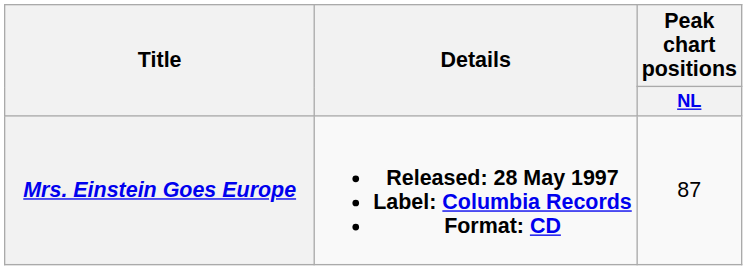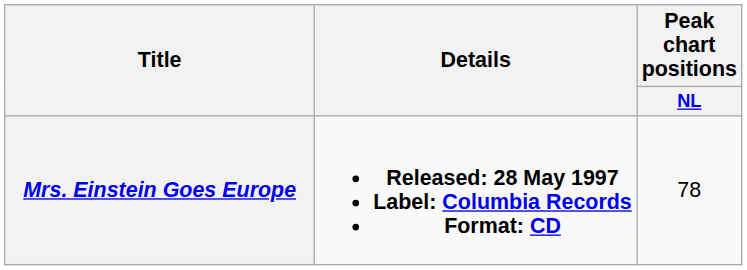(689, 190) 87 -> (689, 190) 78
